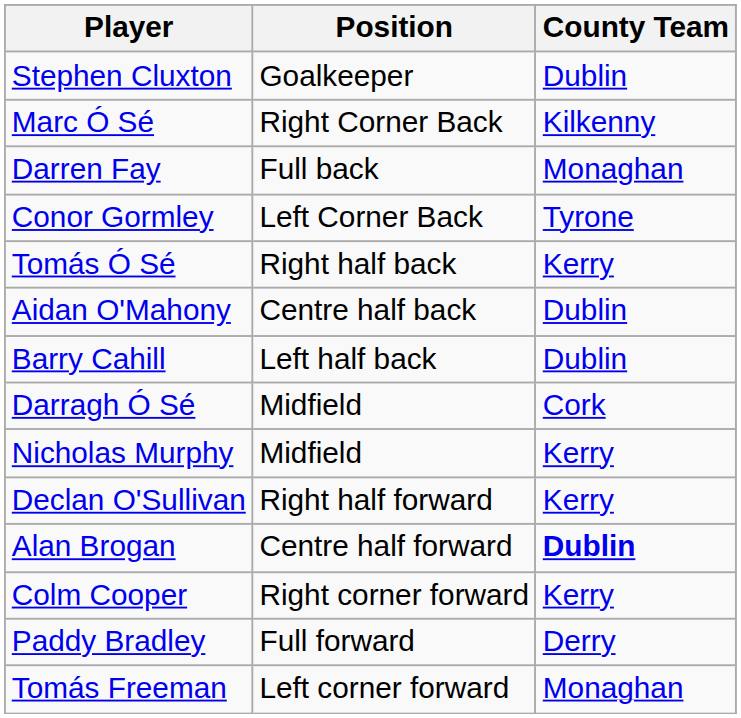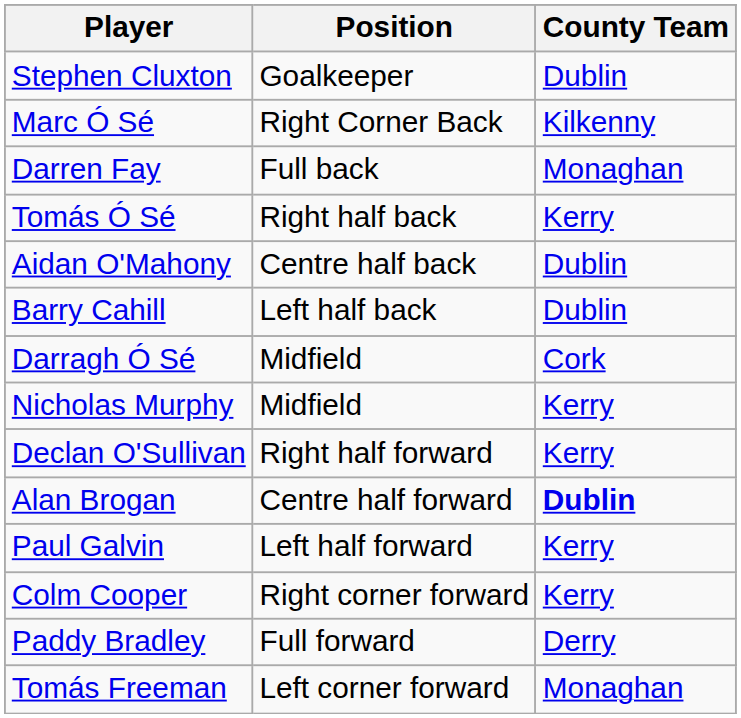- row: (113, 216)
+ row: (88, 547)
